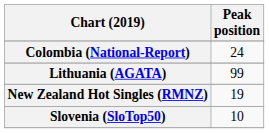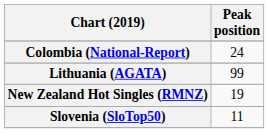(237, 116) 10 -> (237, 116) 11
